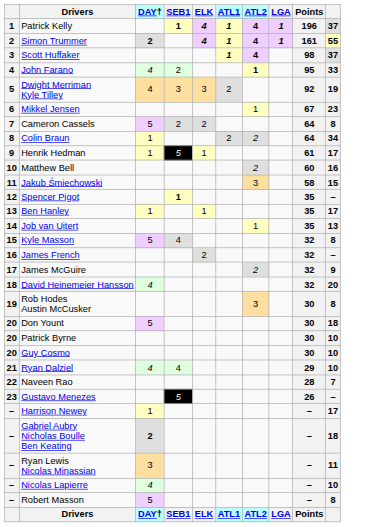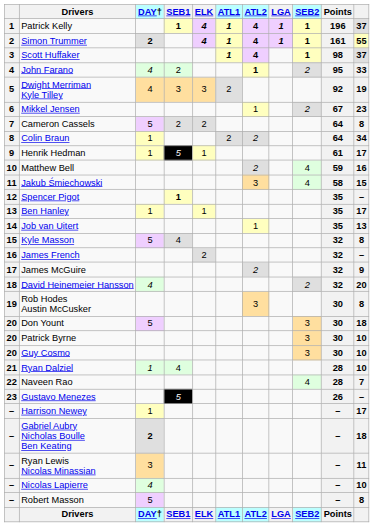+ column: (307, 11)
(309, 167) 60 -> (338, 167) 59
(150, 367) 4 -> (150, 367) 1
(309, 367) 29 -> (338, 367) 28
